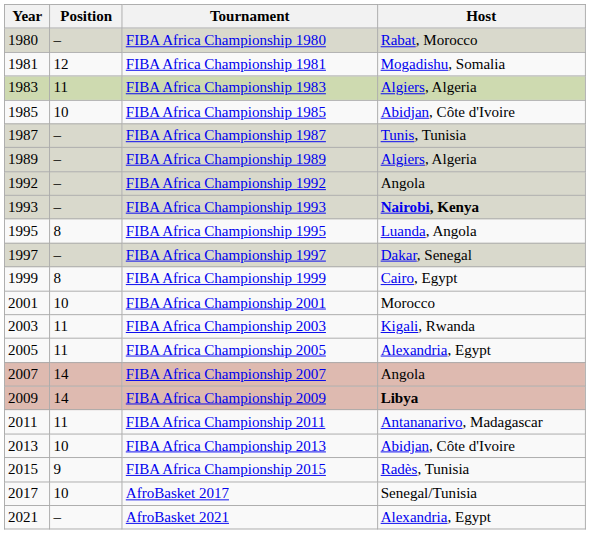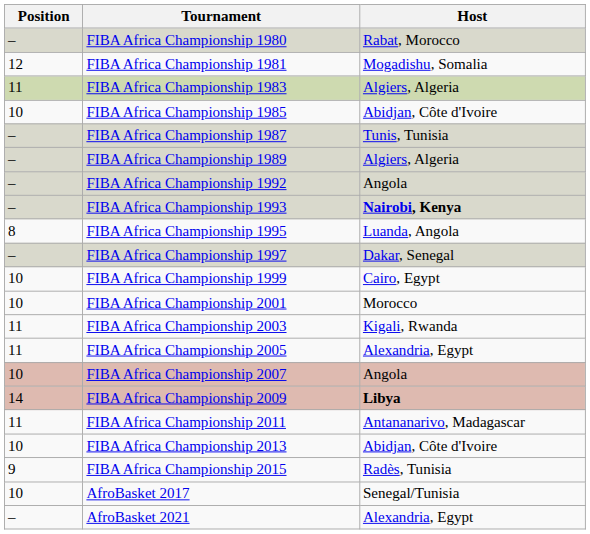- column: (27, 16)
(57, 278) 8 -> (15, 278) 10
(61, 374) 14 -> (15, 374) 10
